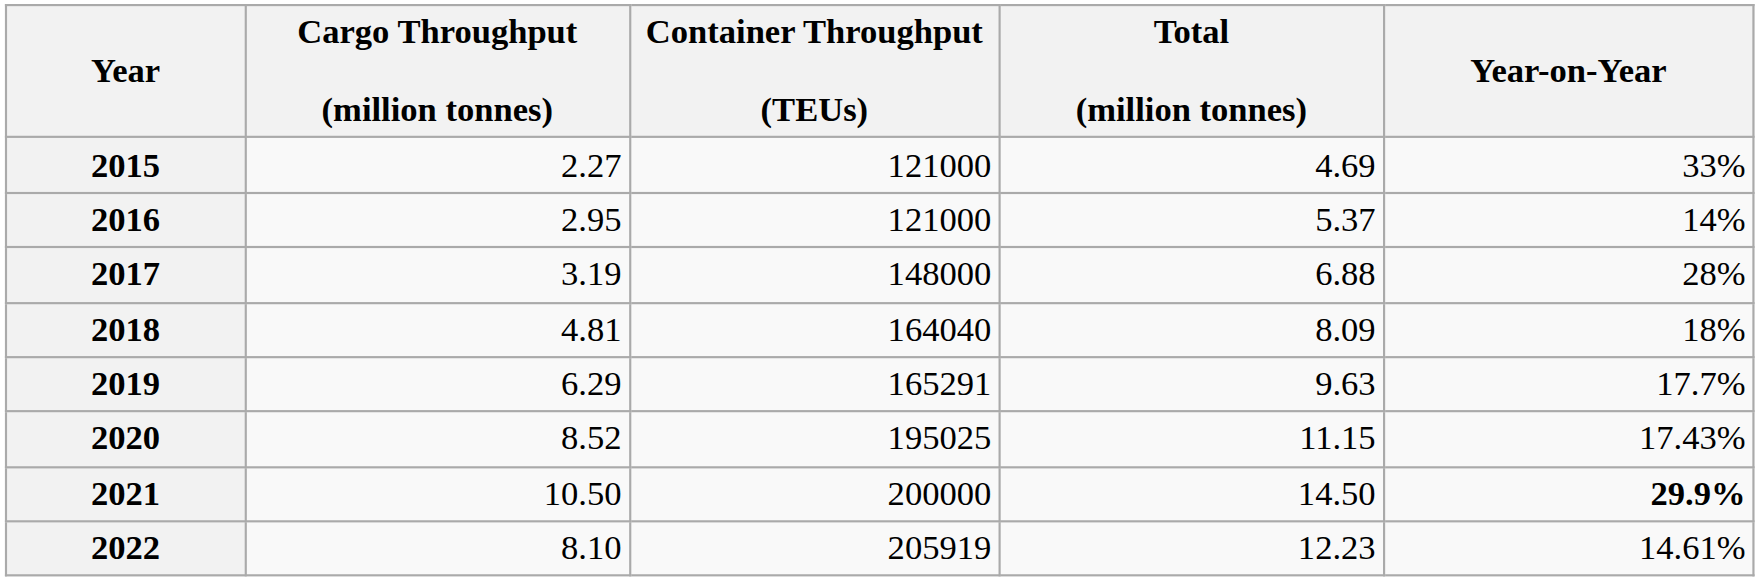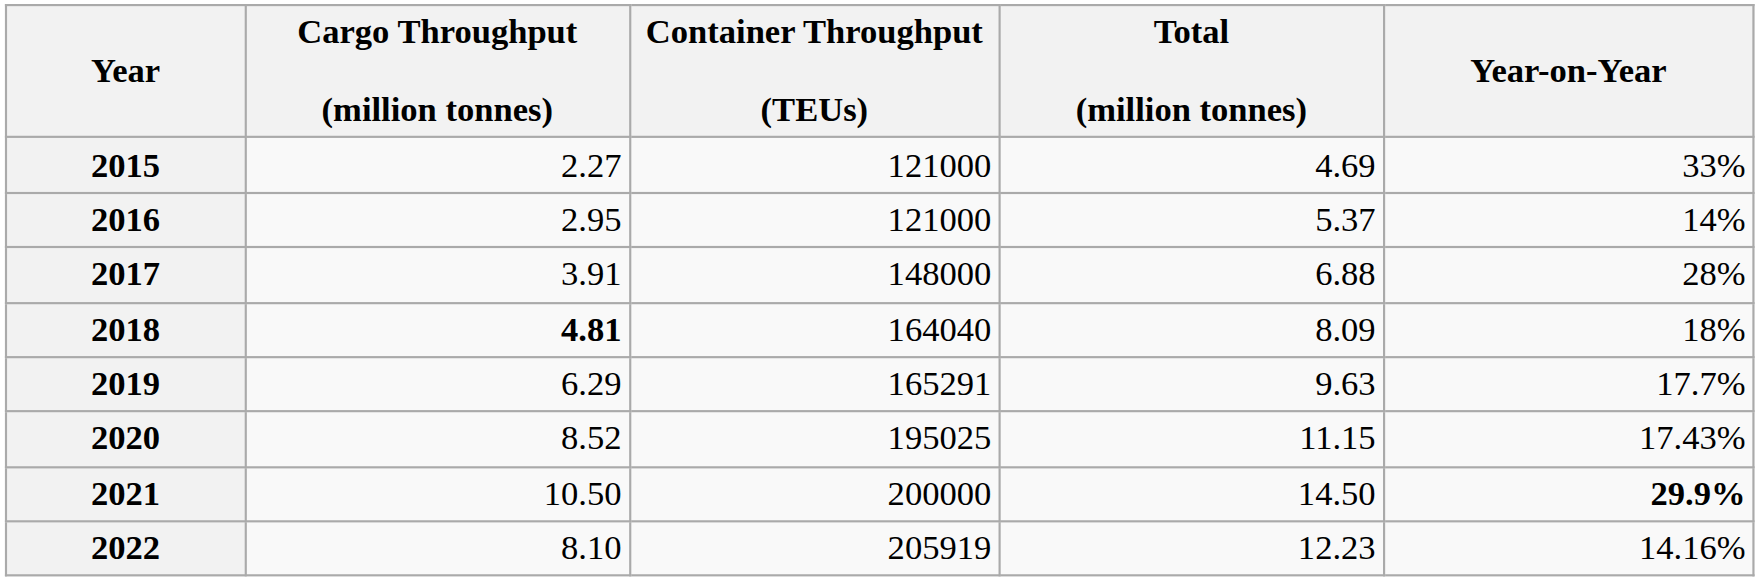(591, 274) 3.19 -> (591, 274) 3.91
(591, 328) normal -> (591, 328) bold
(1692, 548) 14.61% -> (1692, 548) 14.16%
